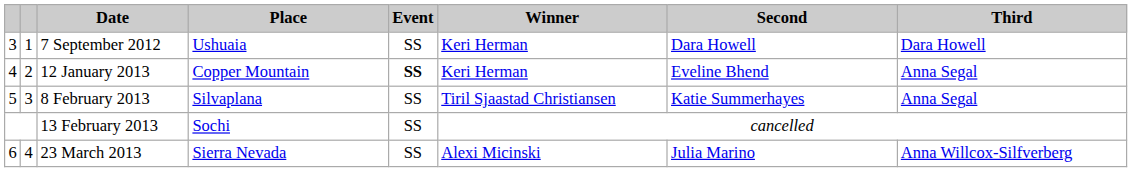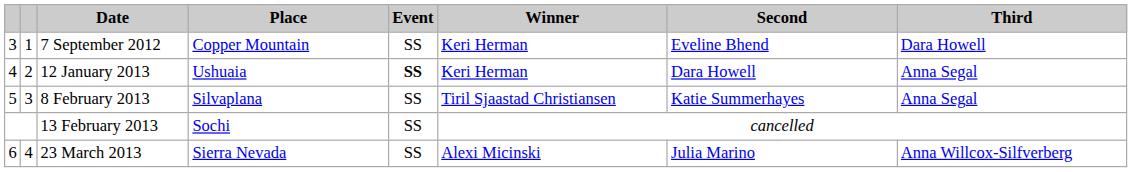(219, 44) Ushuaia -> (251, 44) Copper Mountain
(713, 44) Dara Howell -> (720, 44) Eveline Bhend
(251, 71) Copper Mountain -> (219, 71) Ushuaia
(720, 71) Eveline Bhend -> (713, 71) Dara Howell
